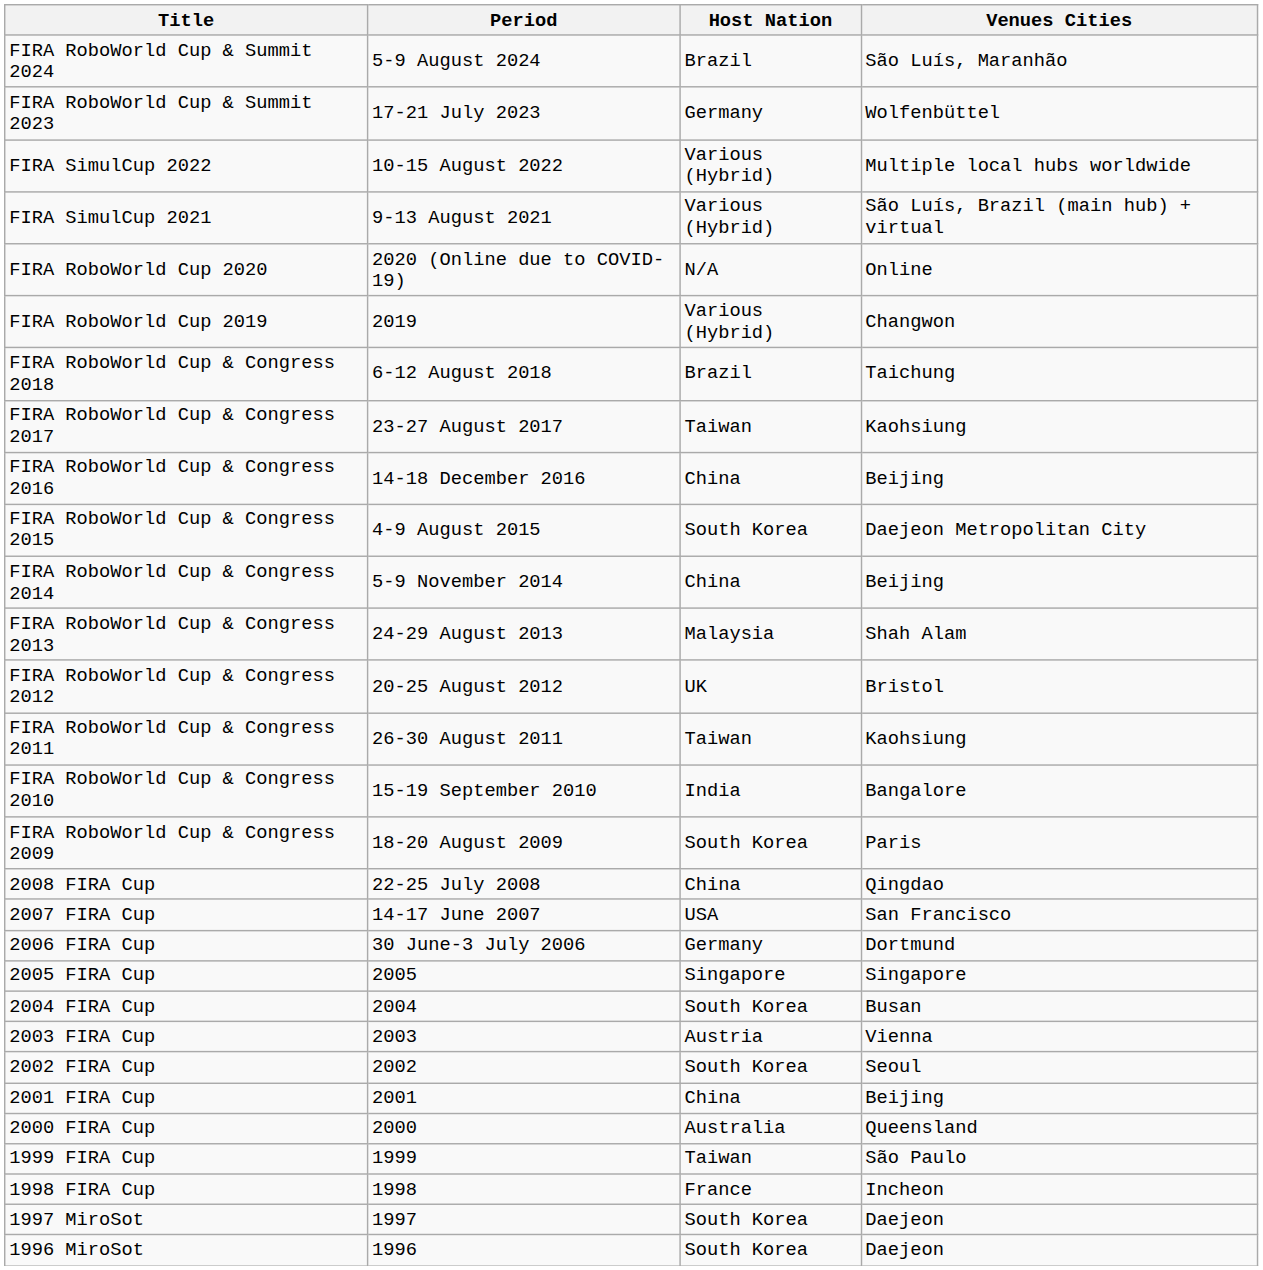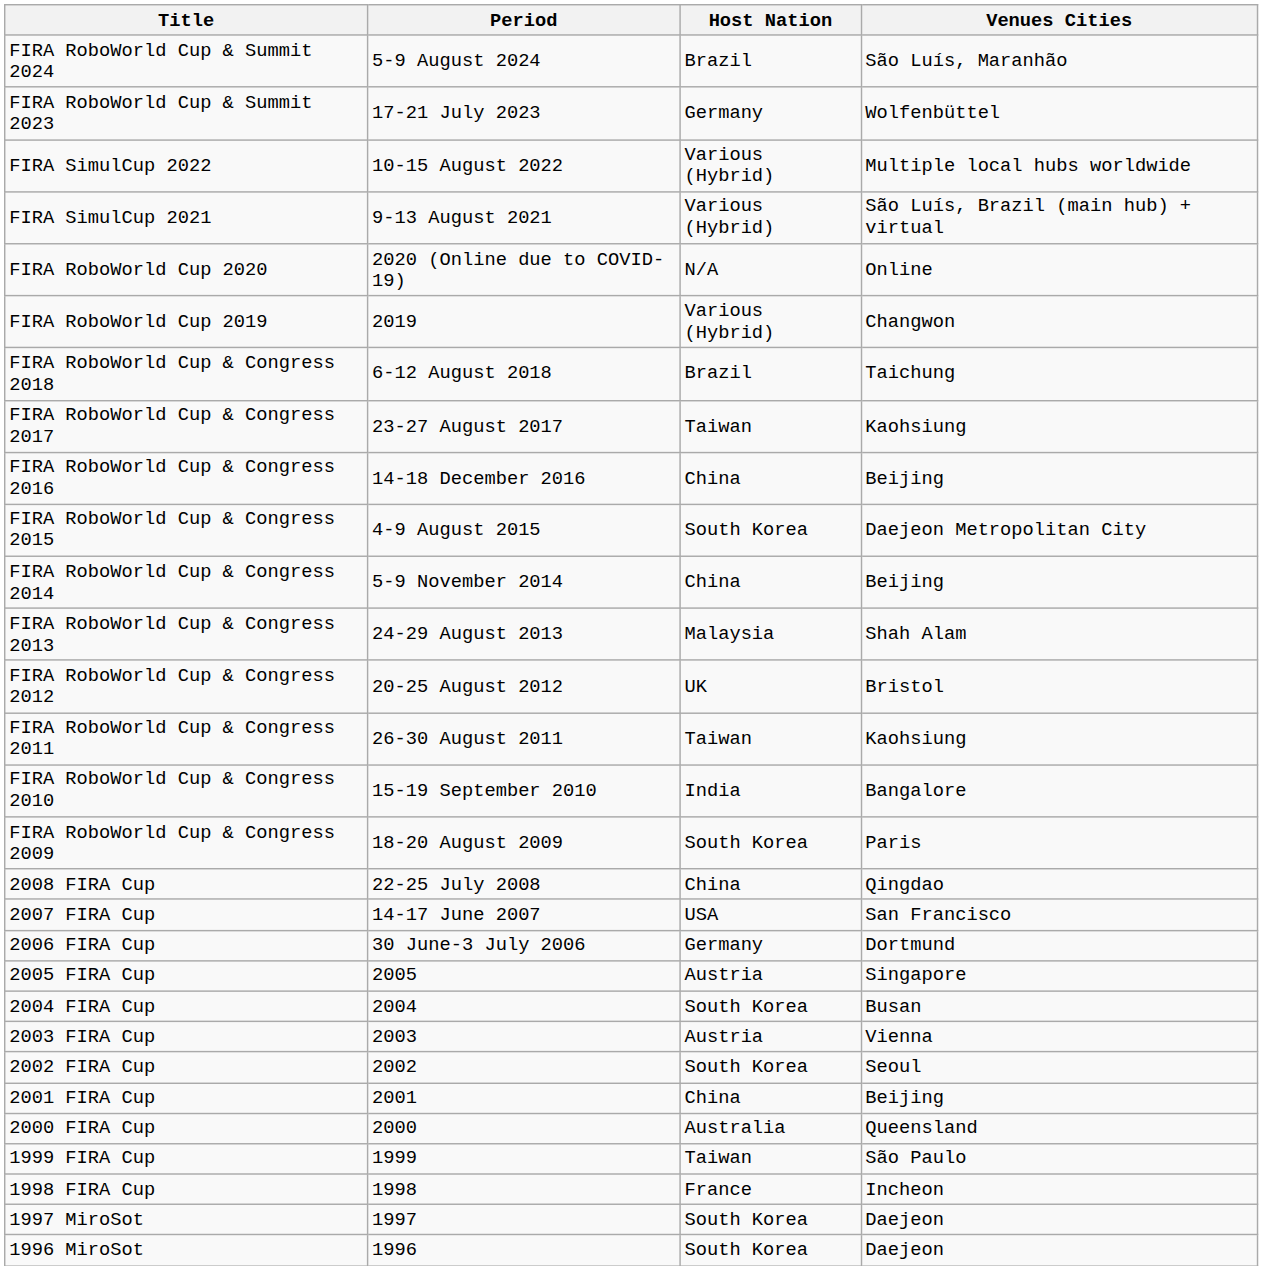(735, 976) Singapore -> (724, 976) Austria
